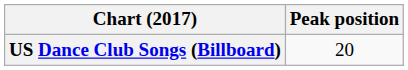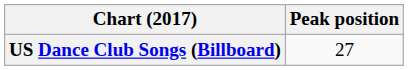(344, 49) 20 -> (344, 49) 27
